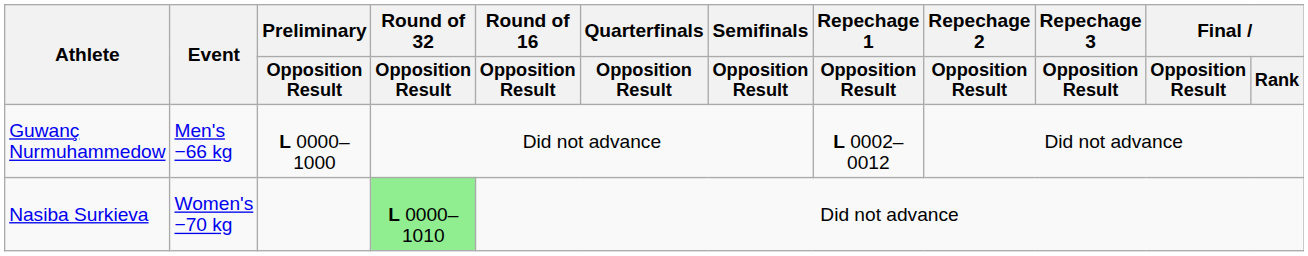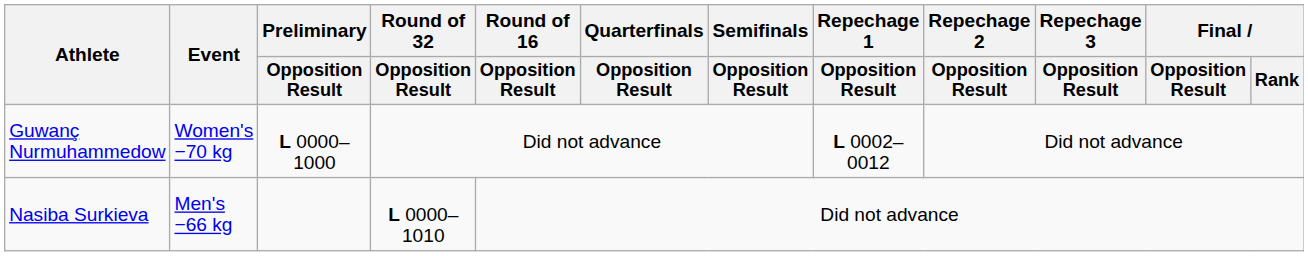(203, 142) Men's −66 kg -> (214, 142) Women's −70 kg
(214, 214) Women's −70 kg -> (203, 214) Men's −66 kg
(423, 225) lightgreen background -> (423, 225) no background
